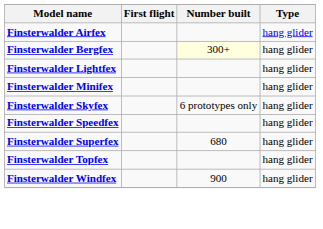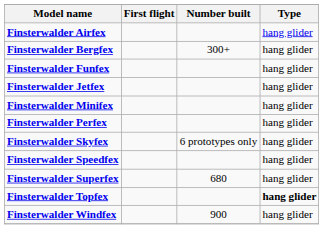(218, 50) lightyellow background -> (218, 50) no background
+ row: (58, 68)
+ row: (56, 87)
- row: (62, 68)
+ row: (57, 123)
(288, 160) normal -> (289, 196) bold
